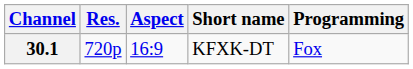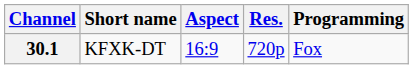columns swapped: (103, 19) <-> (238, 19)
